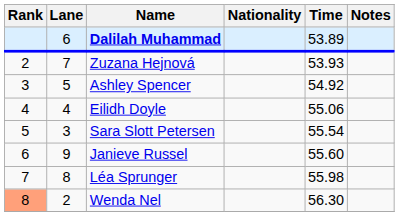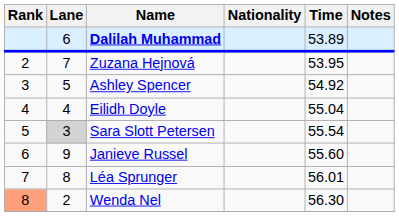(326, 63) 53.93 -> (326, 63) 53.95
(326, 109) 55.06 -> (326, 109) 55.04
(66, 131) no background -> (66, 131) lightgrey background
(326, 177) 55.98 -> (326, 177) 56.01
